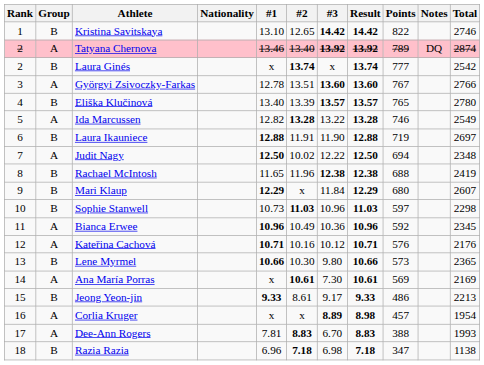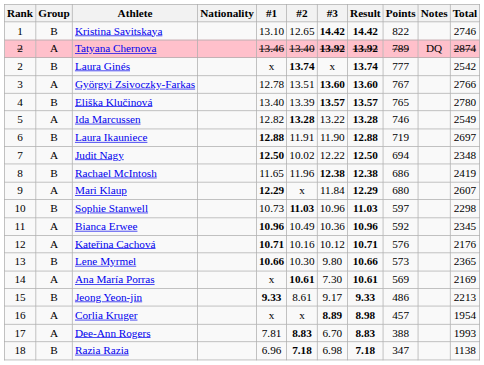(401, 173) 688 -> (401, 173) 686
(54, 191) B -> (54, 191) A
